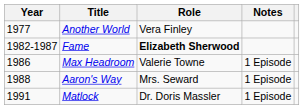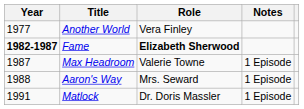(32, 46) normal -> (32, 46) bold
(19, 63) 1986 -> (19, 63) 1987
